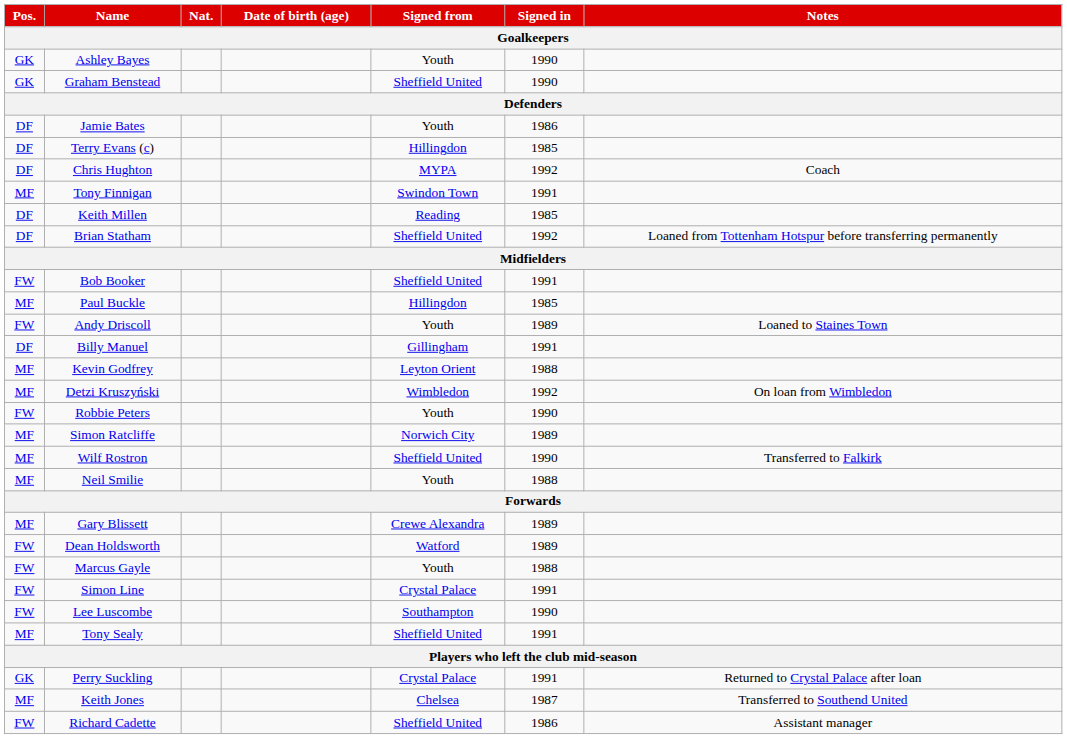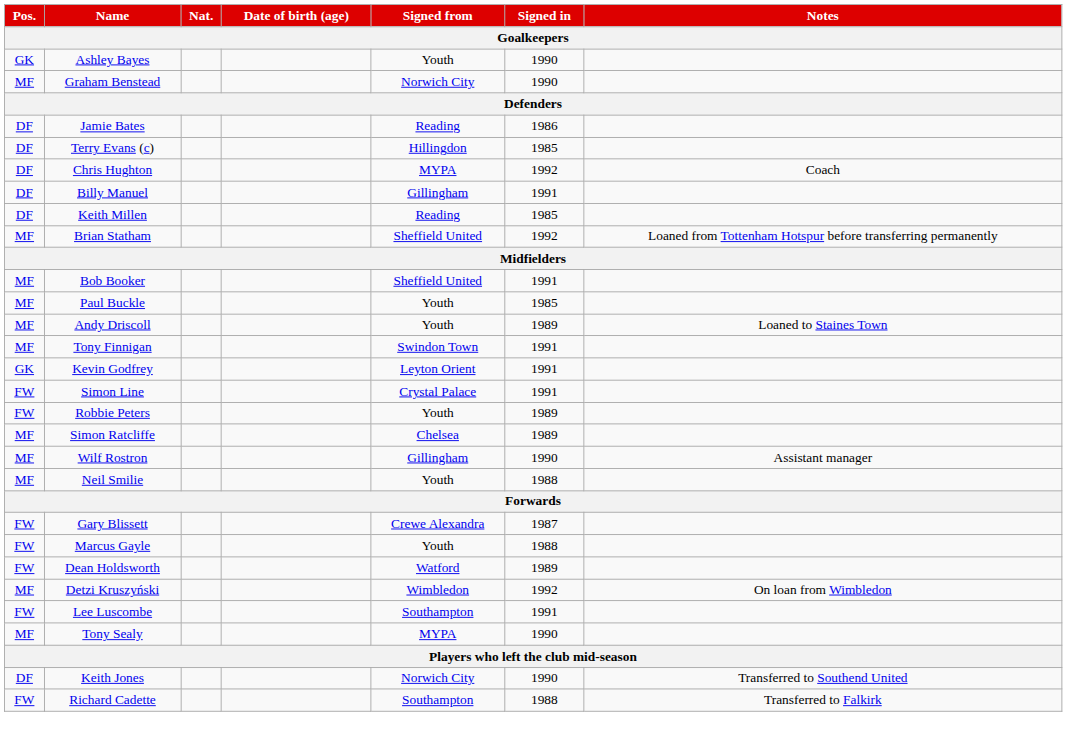(24, 82) GK -> (24, 82) MF
(438, 82) Sheffield United -> (438, 82) Norwich City
(438, 126) Youth -> (438, 126) Reading
rows swapped: (113, 347) <-> (113, 192)
(24, 236) DF -> (24, 236) MF
(24, 280) FW -> (24, 280) MF
(438, 303) Hillingdon -> (438, 303) Youth
(24, 325) FW -> (24, 325) MF
(24, 369) MF -> (24, 369) GK
(544, 369) 1988 -> (544, 369) 1991
rows swapped: (113, 391) <-> (113, 590)
(544, 413) 1990 -> (544, 413) 1989
(438, 435) Norwich City -> (438, 435) Chelsea
(438, 457) Sheffield United -> (438, 457) Gillingham
(823, 457) Transferred to Falkirk -> (823, 457) Assistant manager
(24, 523) MF -> (24, 523) FW
(544, 523) 1989 -> (544, 523) 1987
rows swapped: (113, 568) <-> (113, 546)
(544, 612) 1990 -> (544, 612) 1991
(438, 634) Sheffield United -> (438, 634) MYPA
(544, 634) 1991 -> (544, 634) 1990
- row: (113, 678)
(24, 700) MF -> (24, 678) DF
(438, 700) Chelsea -> (438, 678) Norwich City
(544, 700) 1987 -> (544, 678) 1990
(438, 722) Sheffield United -> (438, 700) Southampton
(544, 722) 1986 -> (544, 700) 1988
(823, 722) Assistant manager -> (823, 700) Transferred to Falkirk
